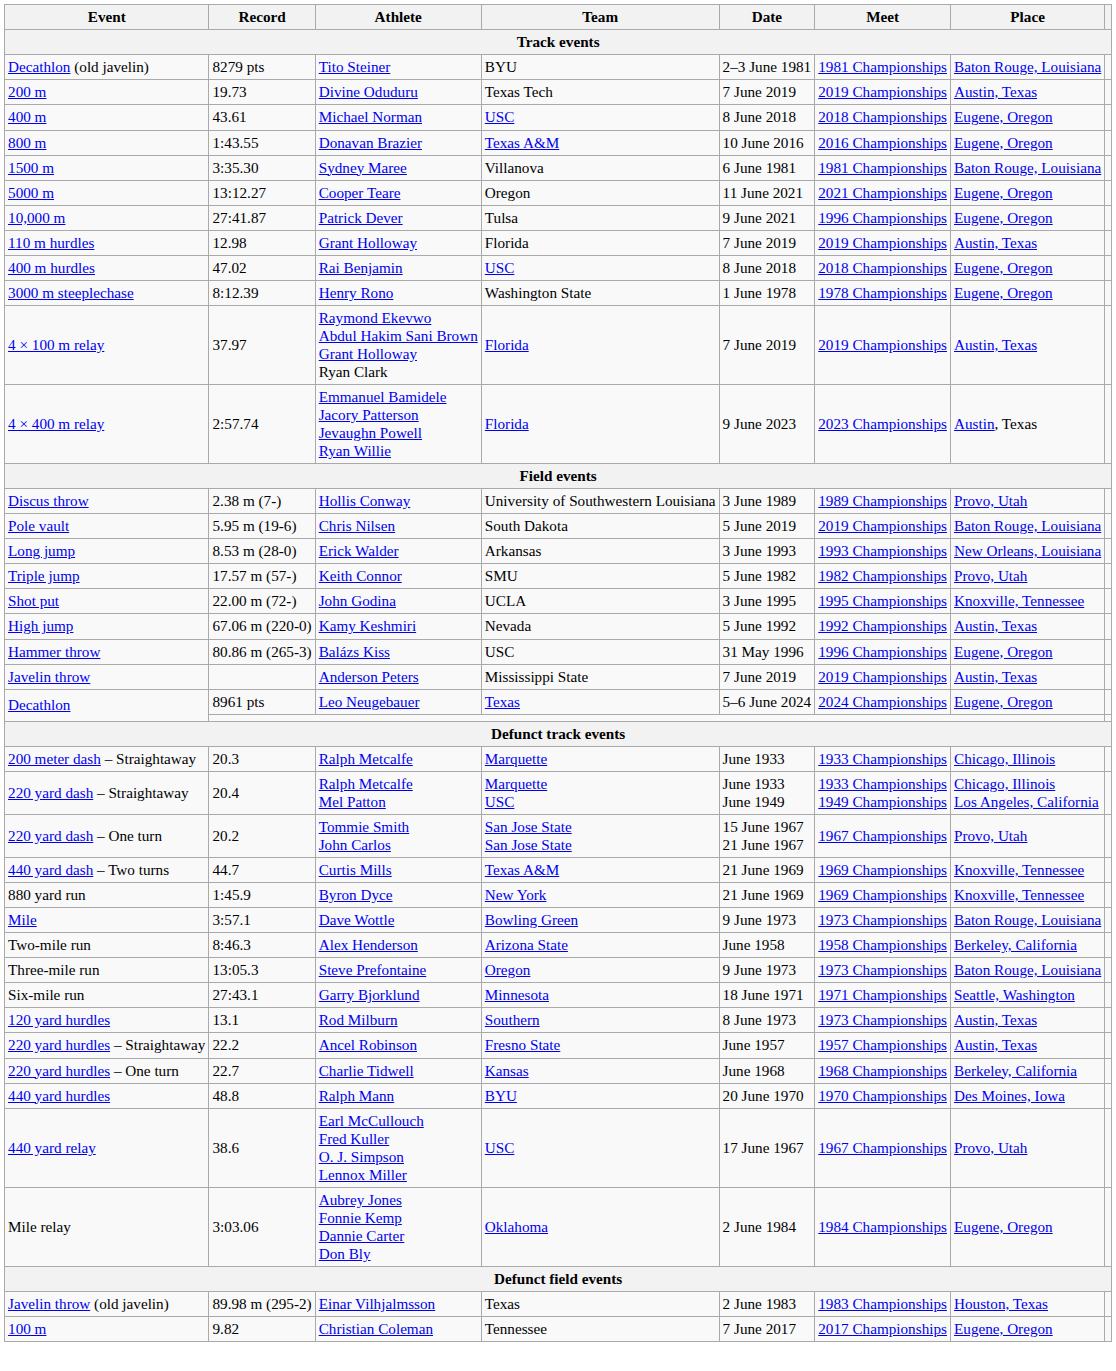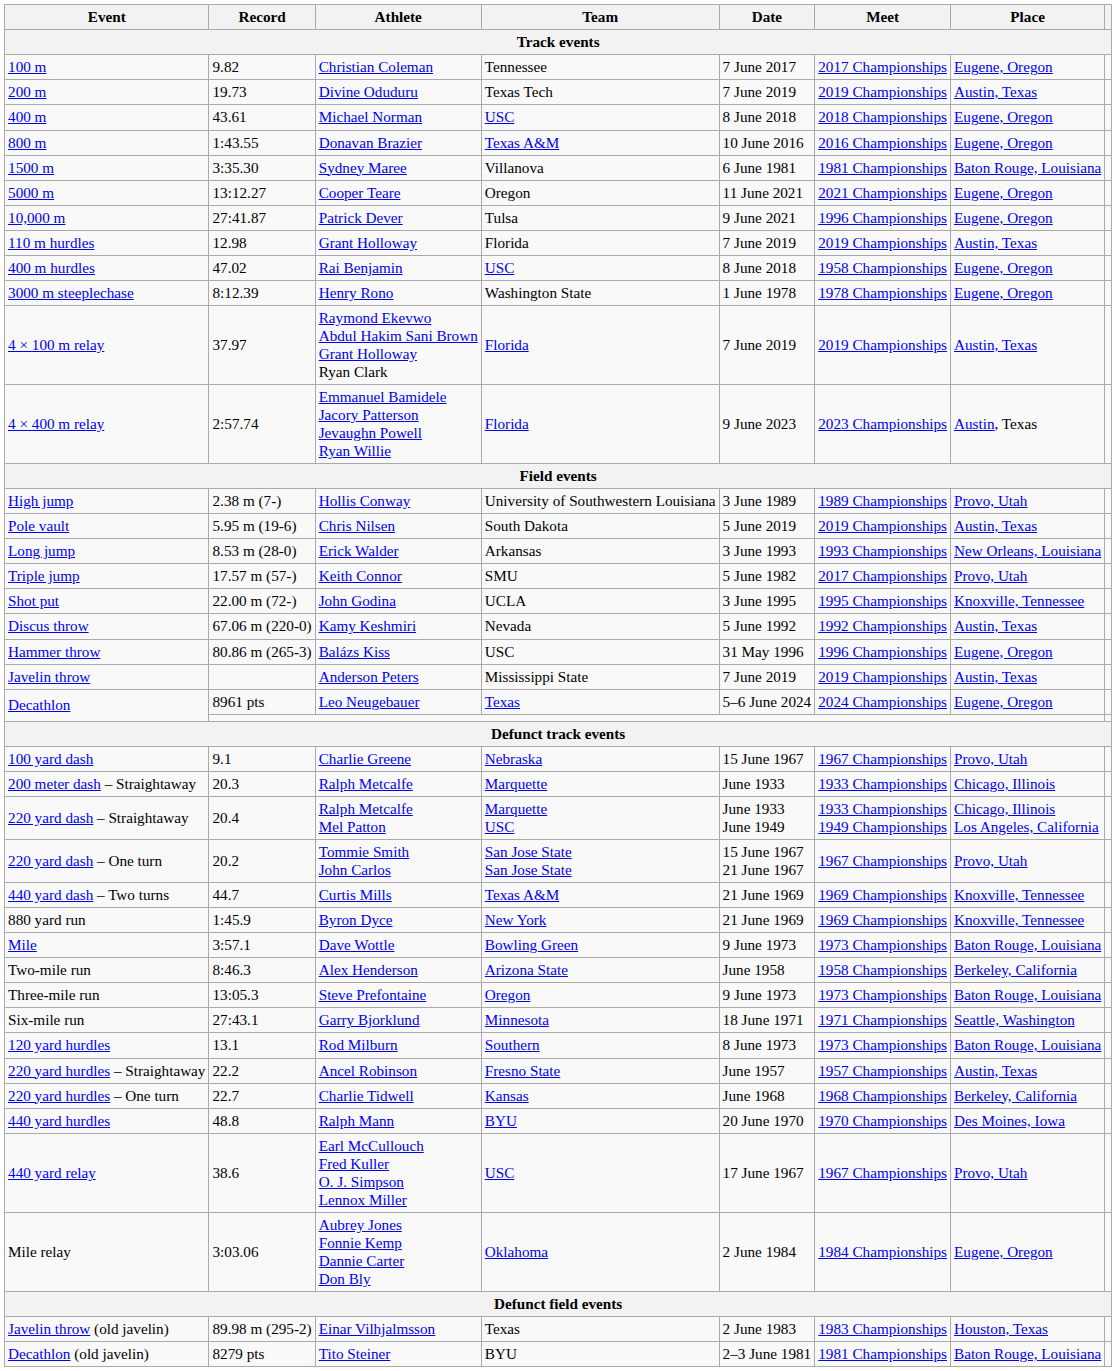rows swapped: (376, 1328) <-> (354, 67)
(883, 267) 2018 Championships -> (883, 267) 1958 Championships
(48, 501) Discus throw -> (41, 501) High jump
(1028, 526) Baton Rouge, Louisiana -> (996, 526) Austin, Texas
(883, 576) 1982 Championships -> (883, 576) 2017 Championships
(41, 626) High jump -> (48, 626) Discus throw
+ row: (365, 758)
(996, 1020) Austin, Texas -> (1028, 1045) Baton Rouge, Louisiana
